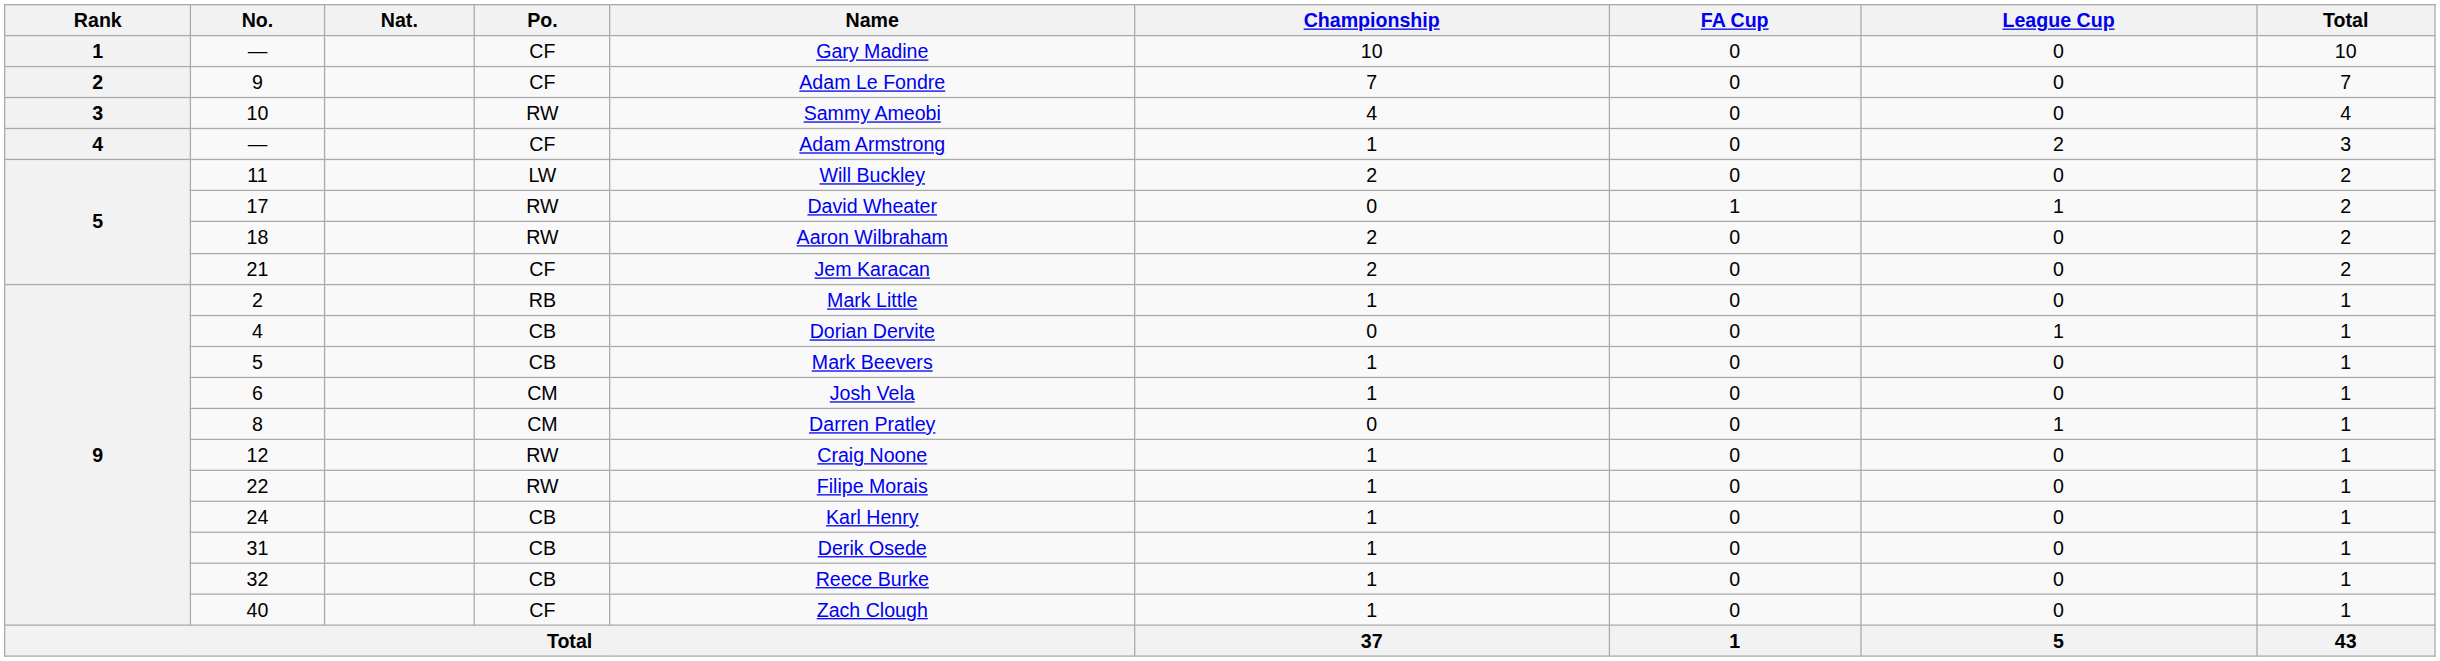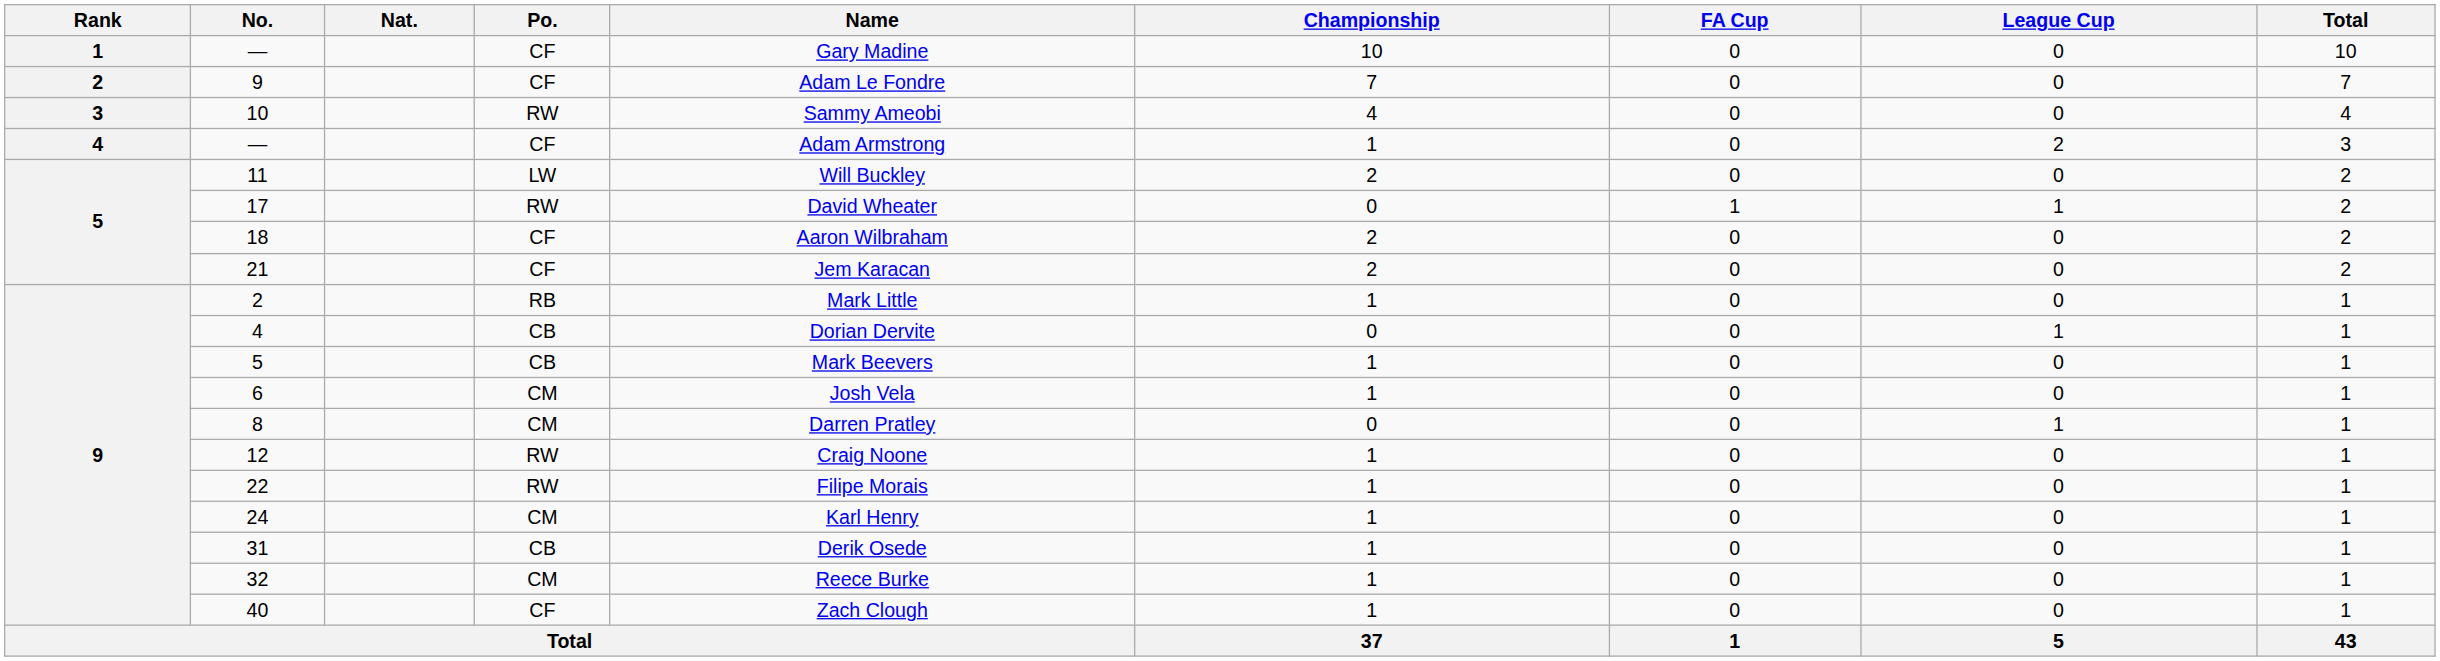(542, 238) RW -> (542, 238) CF
(542, 517) CB -> (542, 517) CM
(542, 579) CB -> (542, 579) CM
